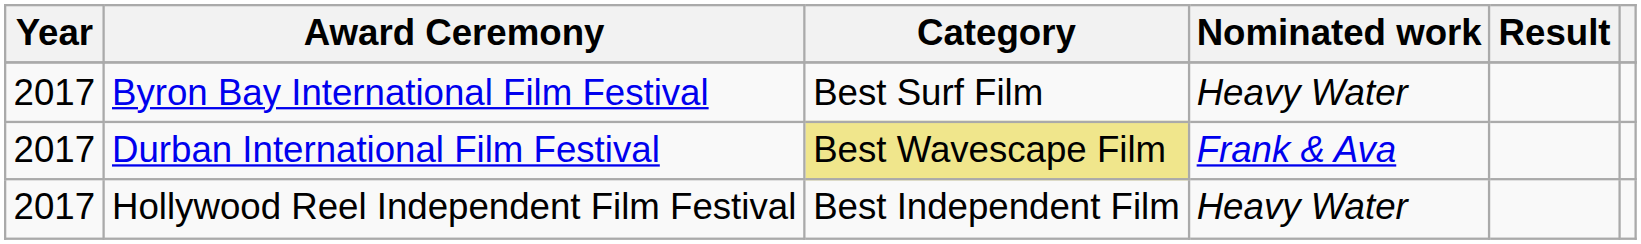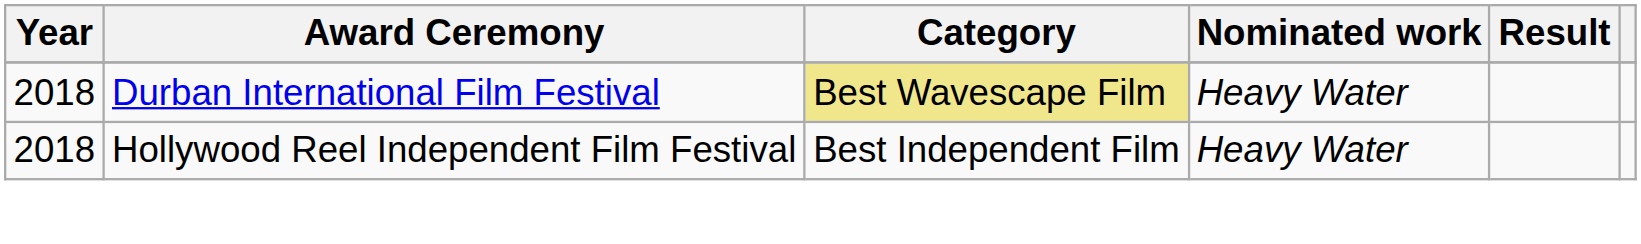- row: (410, 91)
(54, 149) 2017 -> (54, 91) 2018
(1296, 149) Frank & Ava -> (1302, 91) Heavy Water
(54, 207) 2017 -> (54, 149) 2018
